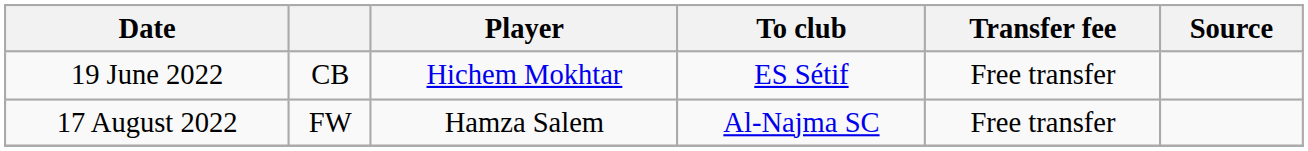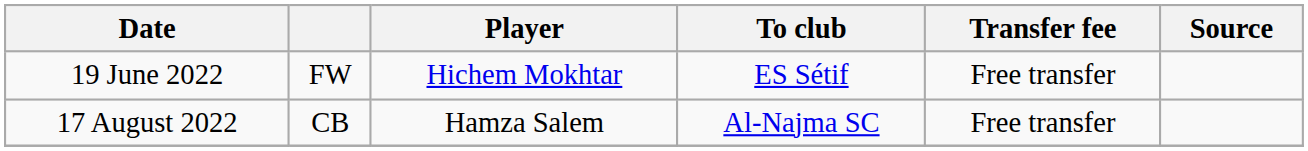(330, 74) CB -> (330, 74) FW
(330, 121) FW -> (330, 121) CB
